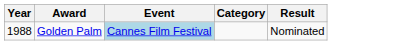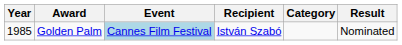+ column: (249, 13)
(19, 31) 1988 -> (19, 31) 1985
